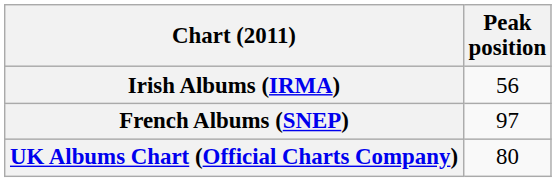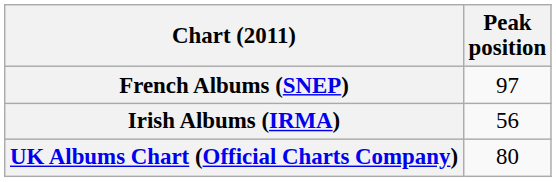rows swapped: (234, 120) <-> (234, 84)
